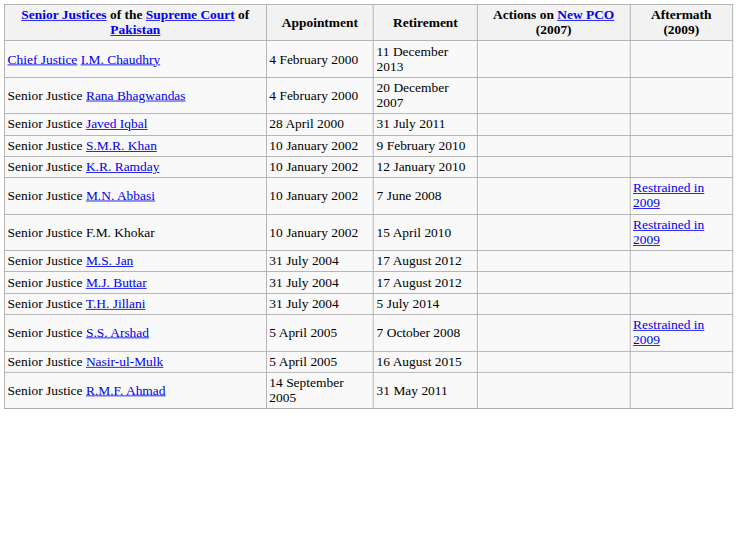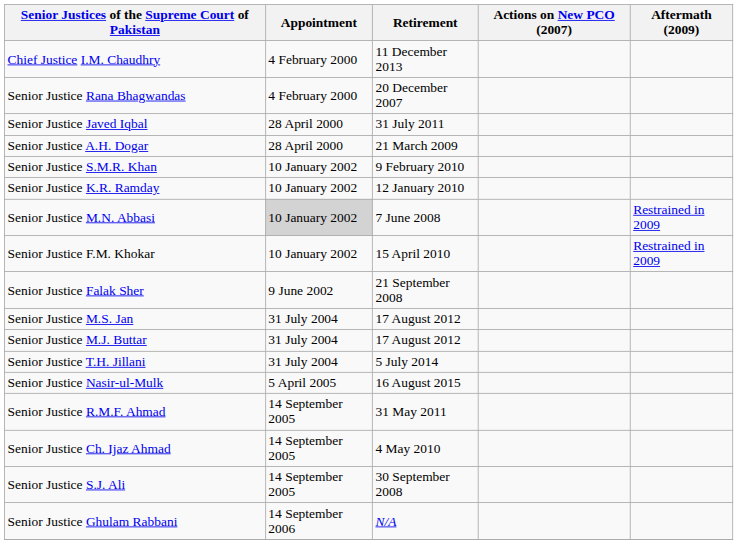+ row: (78, 145)
(314, 195) no background -> (313, 217) lightgrey background
+ row: (76, 290)
- row: (78, 332)
+ row: (89, 448)
+ row: (66, 484)
+ row: (92, 521)
